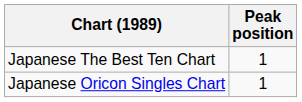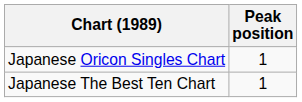rows swapped: (117, 84) <-> (112, 59)
